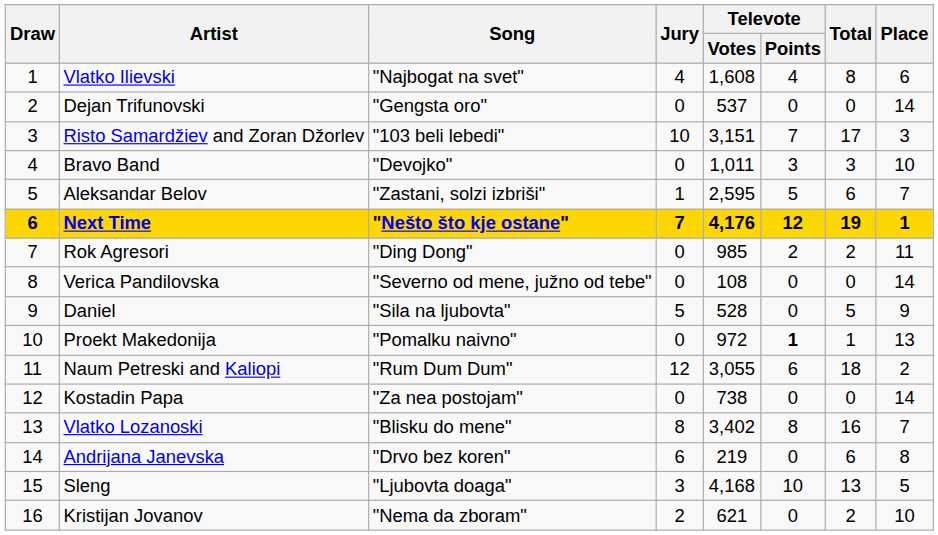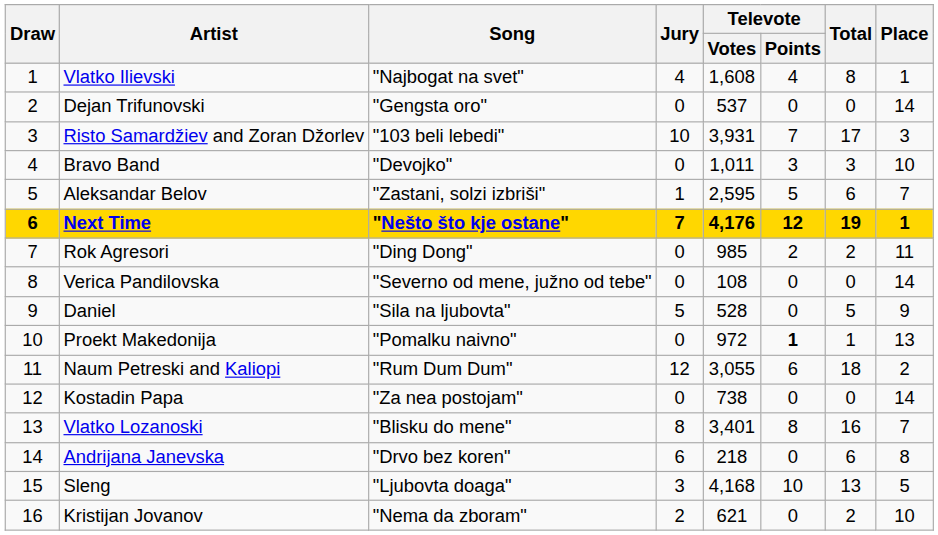(905, 77) 6 -> (905, 77) 1
(732, 135) 3,151 -> (732, 135) 3,931
(732, 427) 3,402 -> (732, 427) 3,401
(732, 456) 219 -> (732, 456) 218
